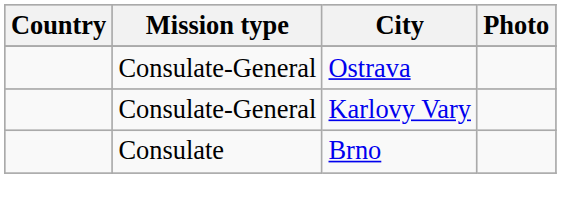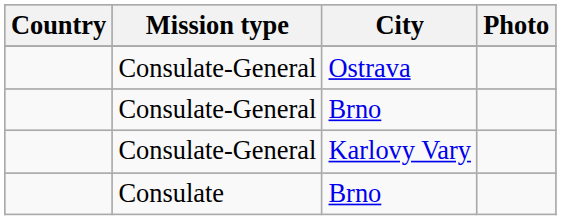+ row: (217, 109)
